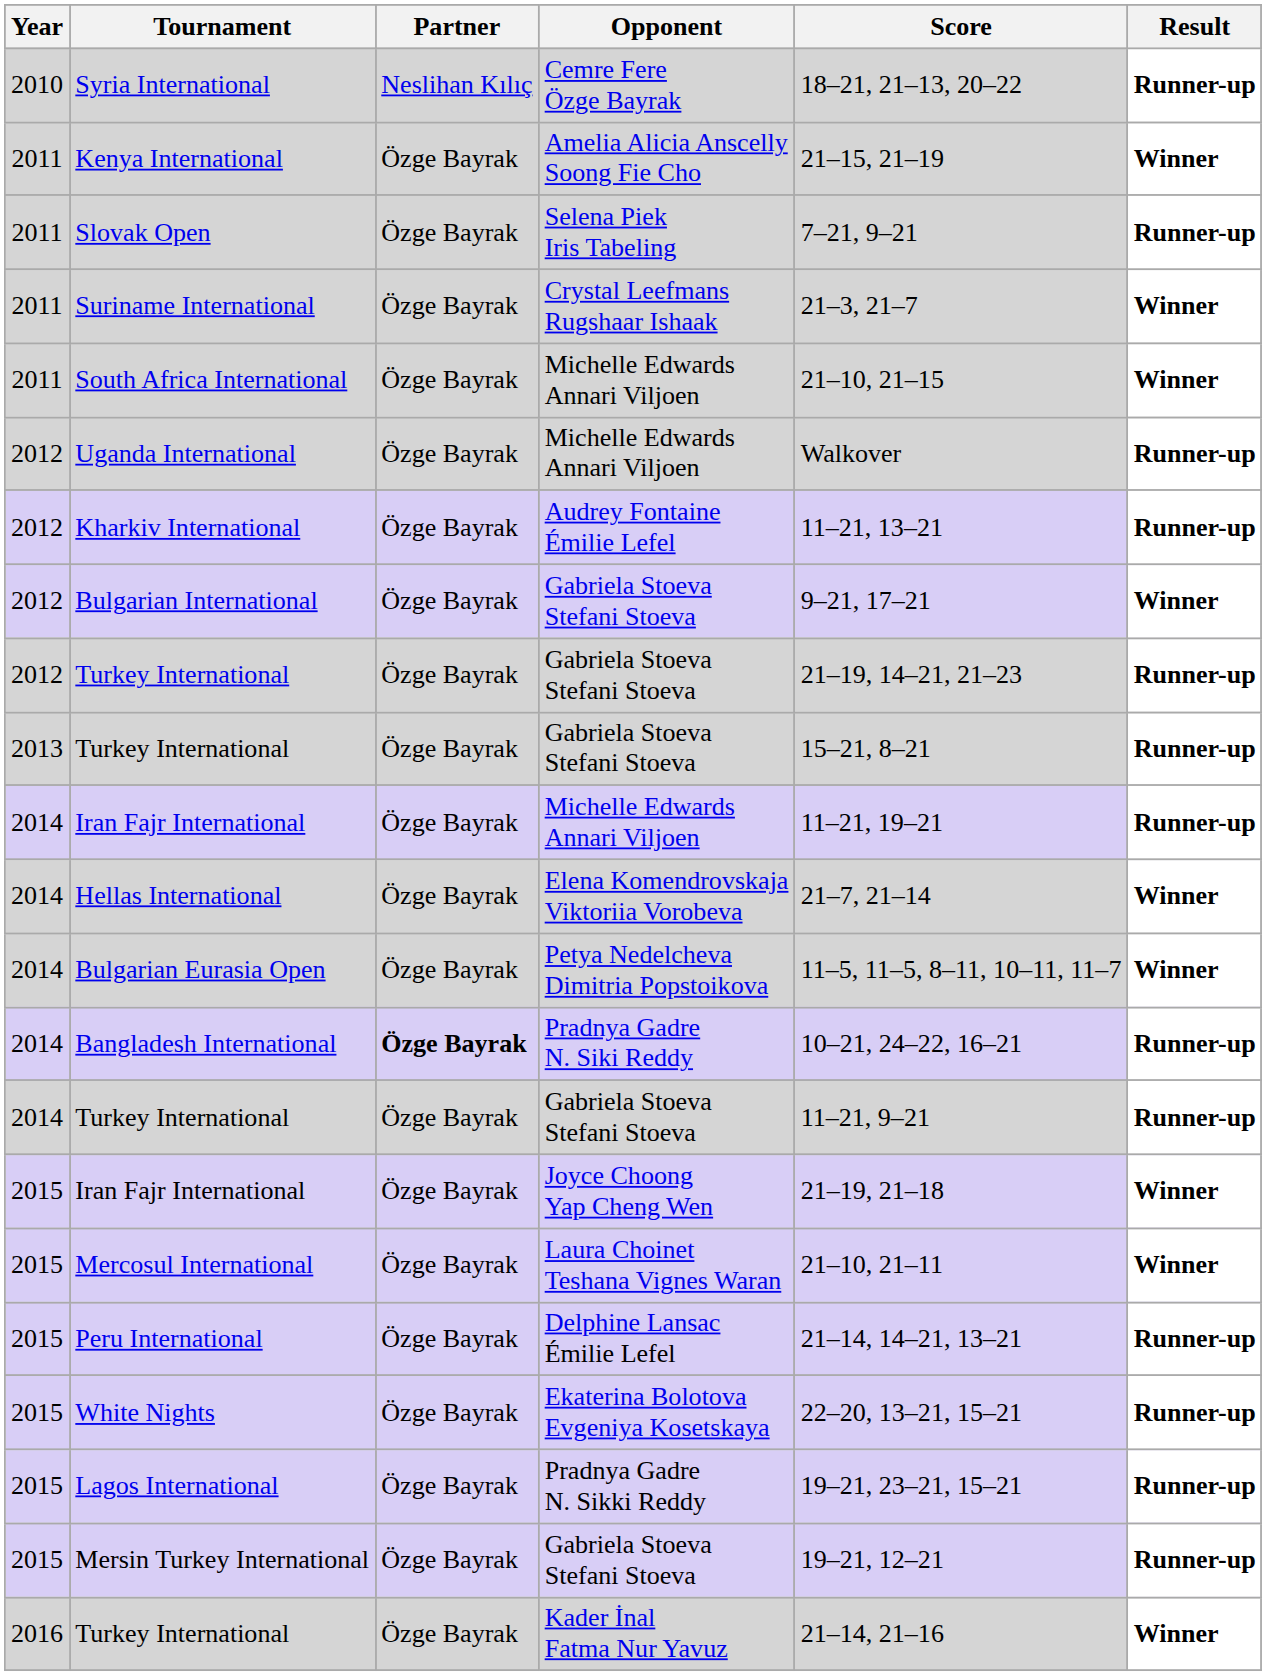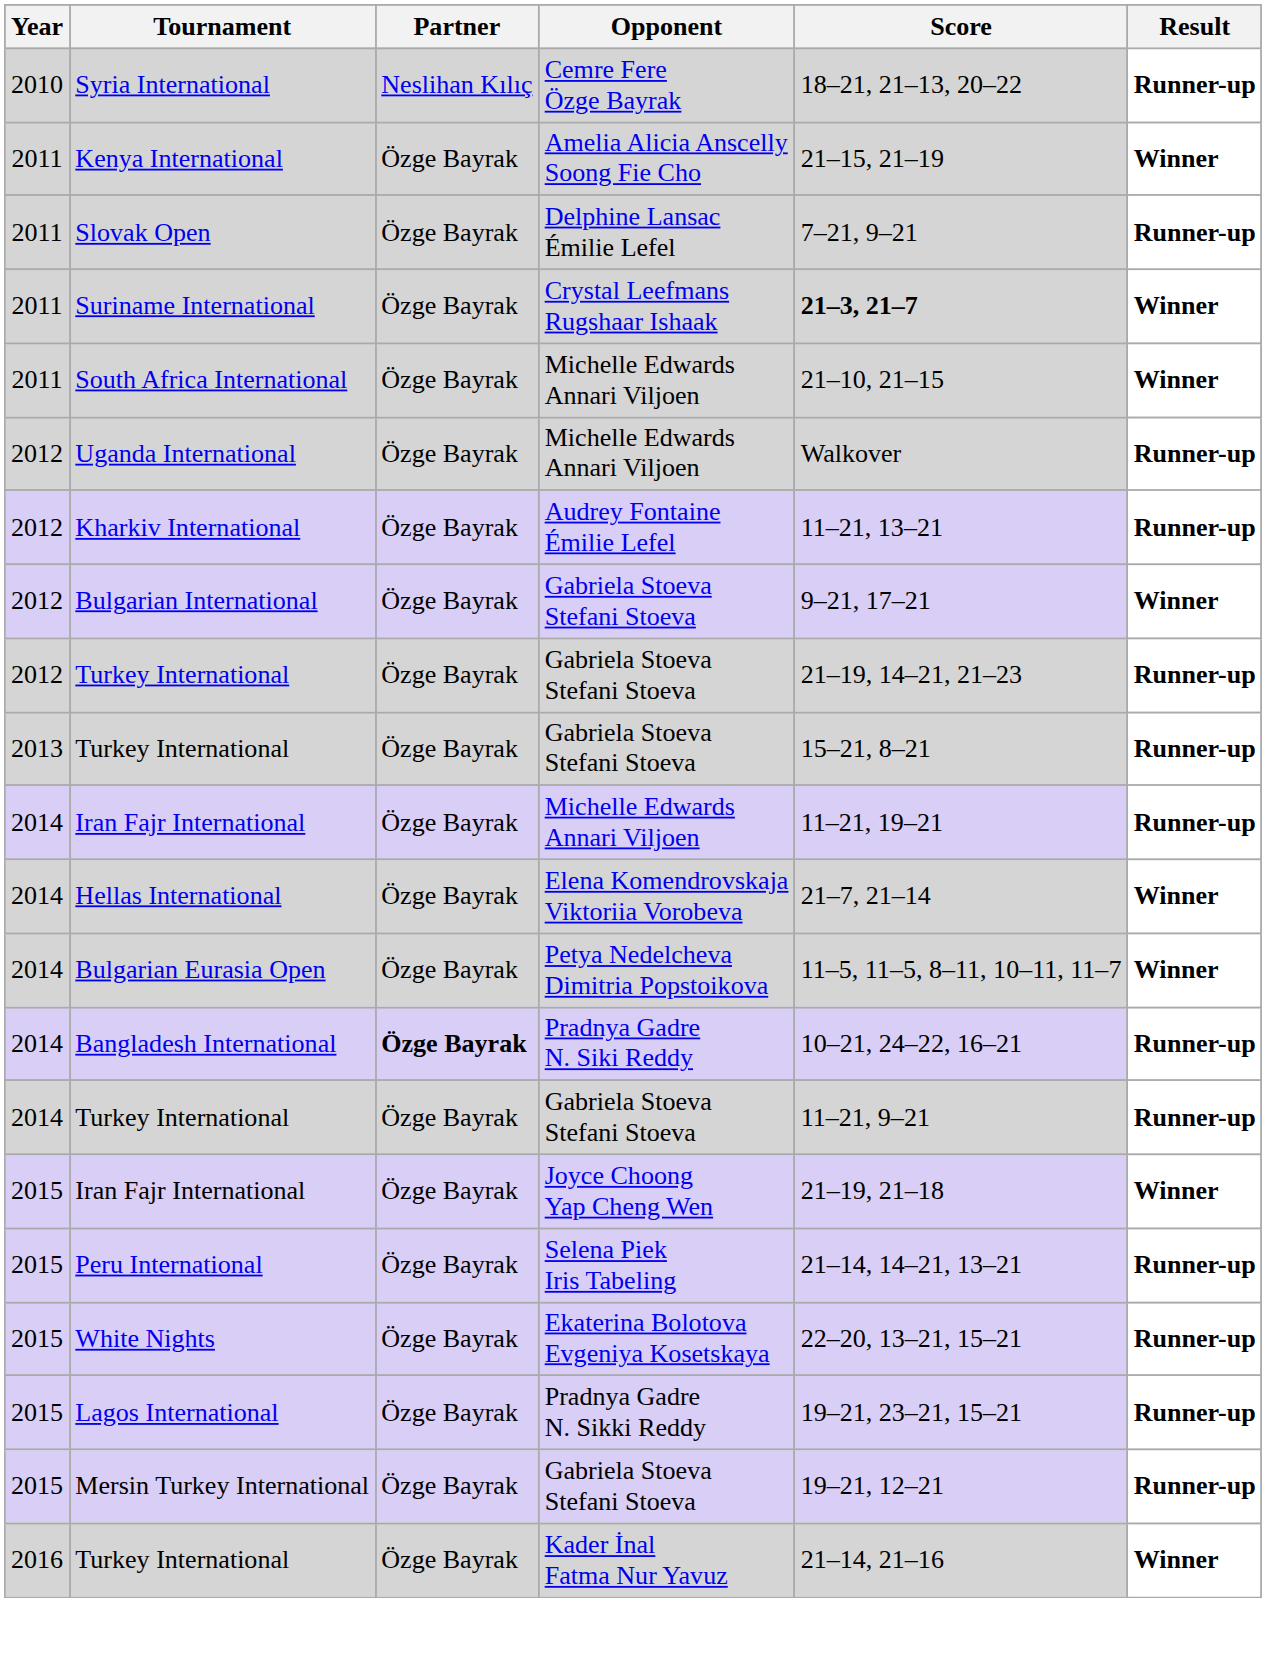(610, 232) Selena Piek Iris Tabeling -> (633, 232) Delphine Lansac Émilie Lefel
(859, 306) normal -> (859, 306) bold
- row: (37, 1264)
(633, 1338) Delphine Lansac Émilie Lefel -> (610, 1264) Selena Piek Iris Tabeling
